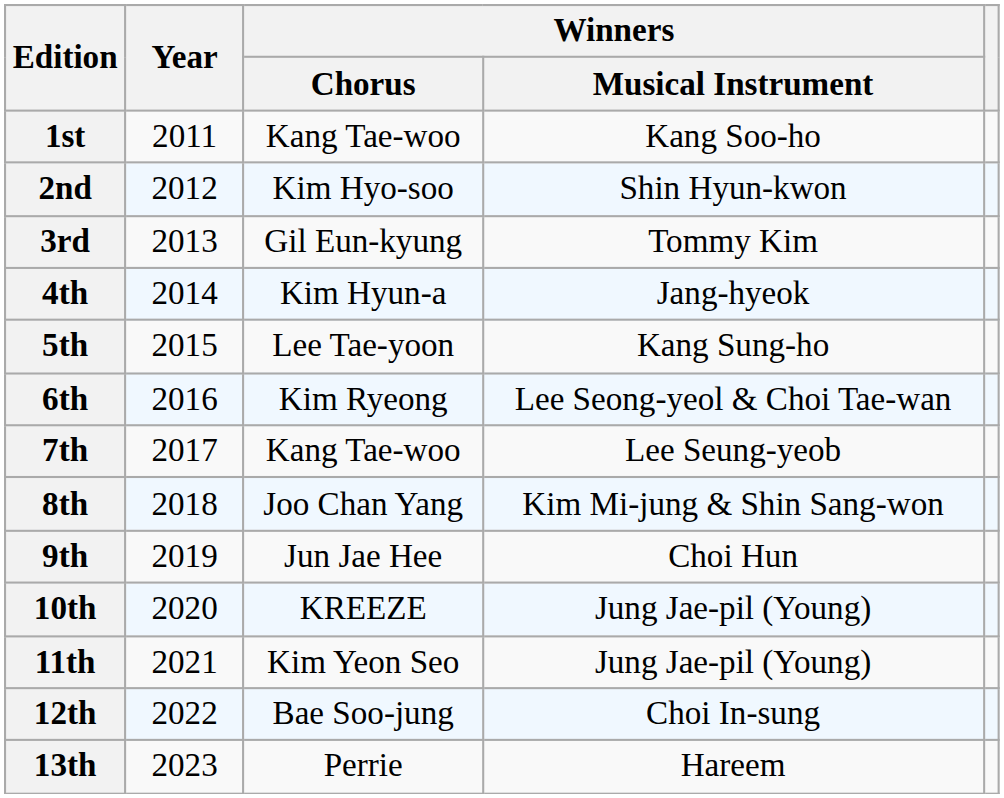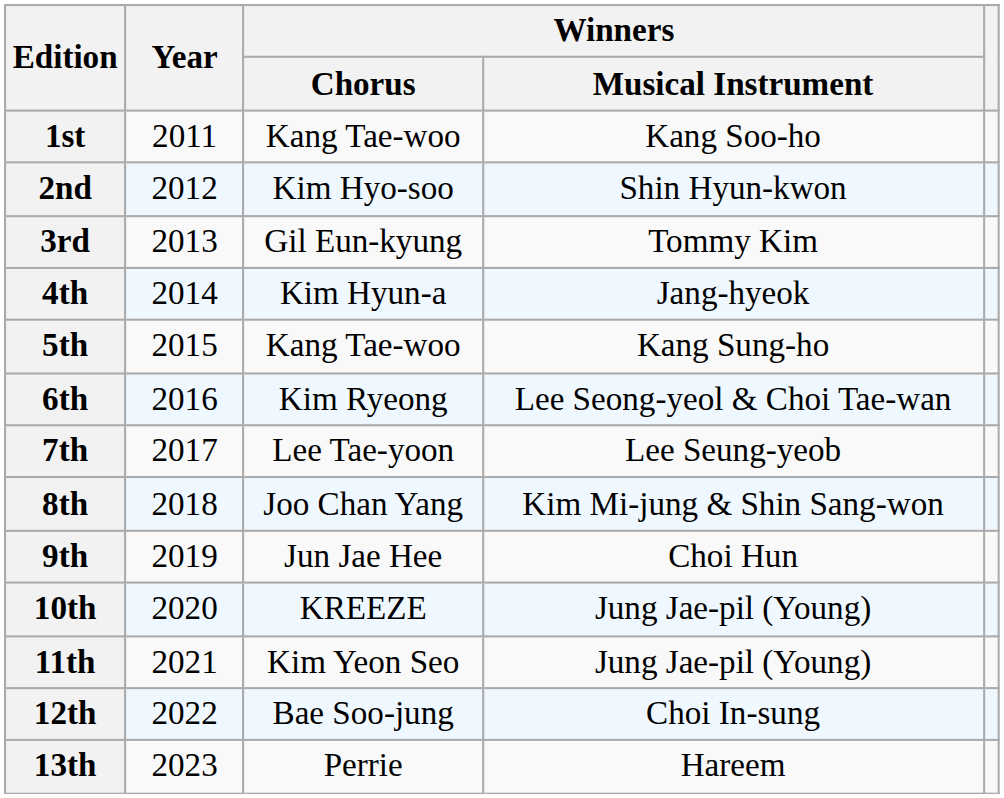(363, 345) Lee Tae-yoon -> (363, 345) Kang Tae-woo
(363, 450) Kang Tae-woo -> (363, 450) Lee Tae-yoon
